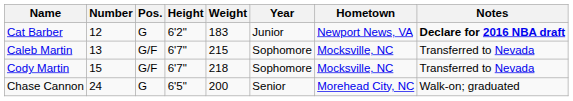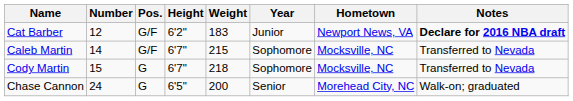(143, 31) G -> (148, 31) G/F
(96, 50) 13 -> (96, 50) 14
(148, 68) G/F -> (143, 68) G
